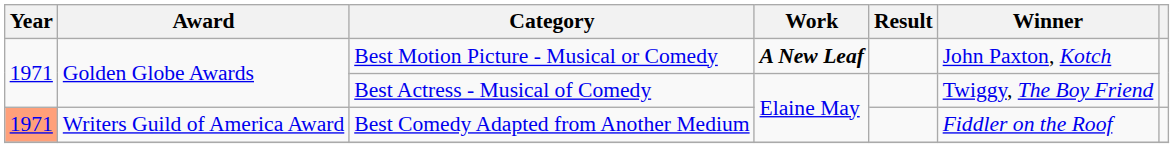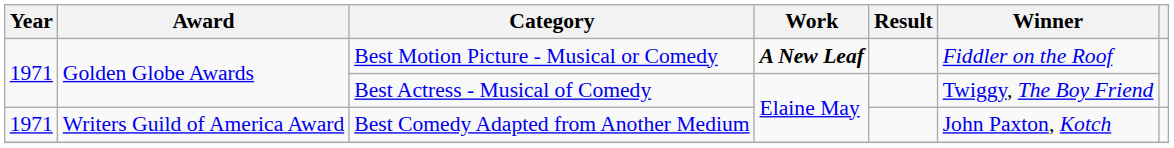(1027, 55) John Paxton, Kotch -> (1028, 55) Fiddler on the Roof
(31, 124) lightsalmon background -> (31, 124) no background
(1028, 124) Fiddler on the Roof -> (1027, 124) John Paxton, Kotch
